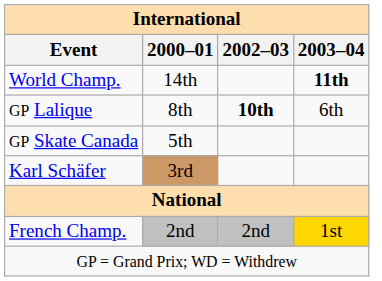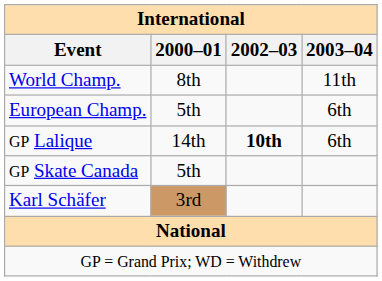(180, 79) 14th -> (189, 79) 8th
(331, 79) bold -> (339, 79) normal
+ row: (78, 110)
(180, 110) 8th -> (189, 140) 14th
- row: (68, 230)
